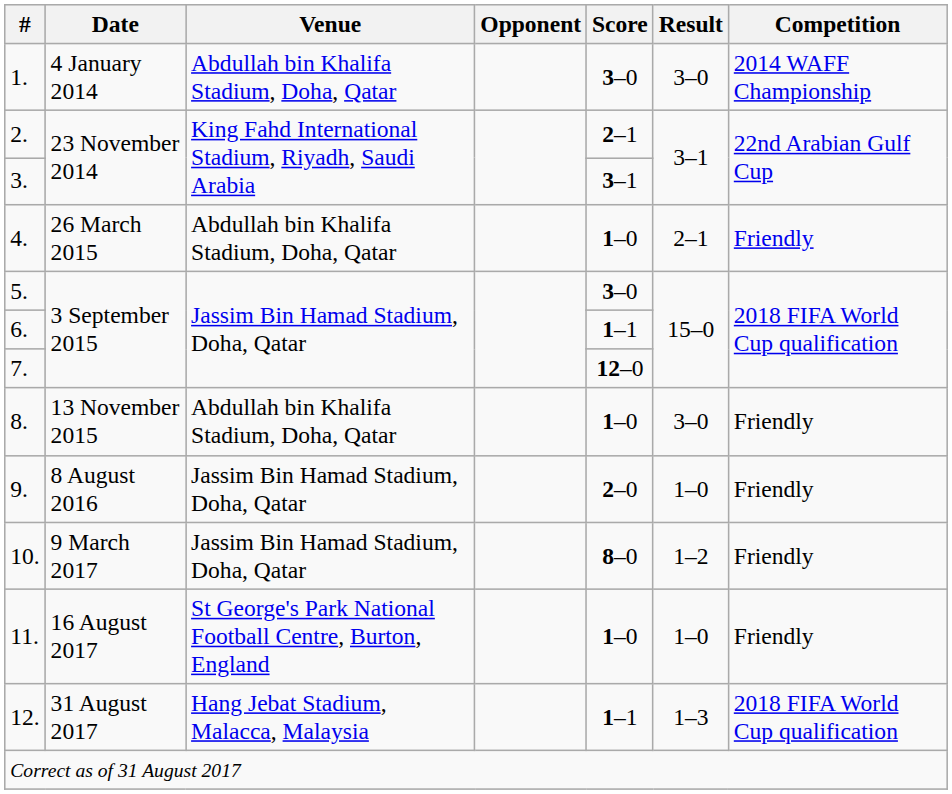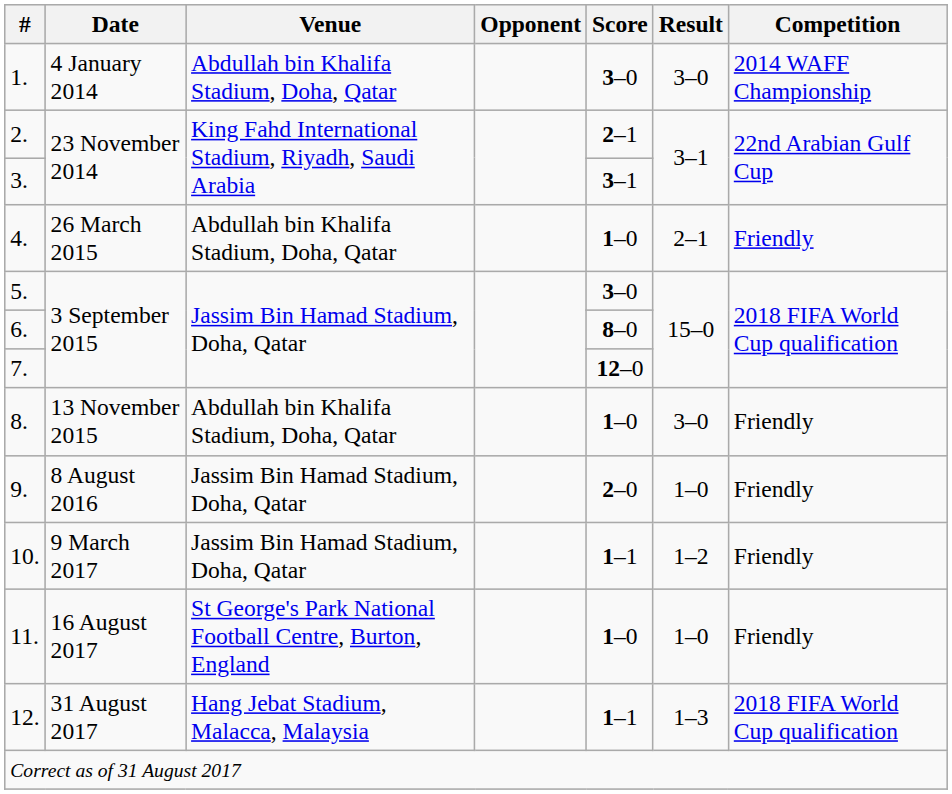(620, 329) 1–1 -> (620, 329) 8–0
(620, 555) 8–0 -> (620, 555) 1–1
